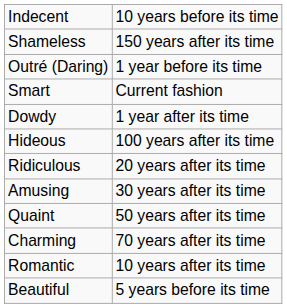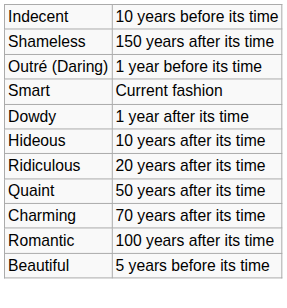(195, 141) 100 years after its time -> (190, 141) 10 years after its time
- row: (39, 191)
(190, 265) 10 years after its time -> (195, 240) 100 years after its time
